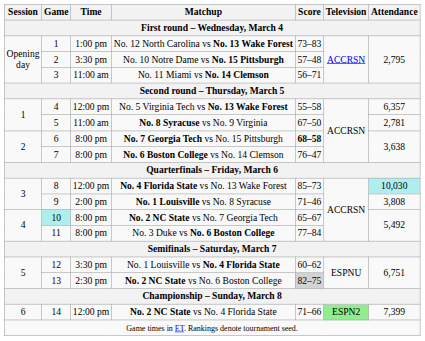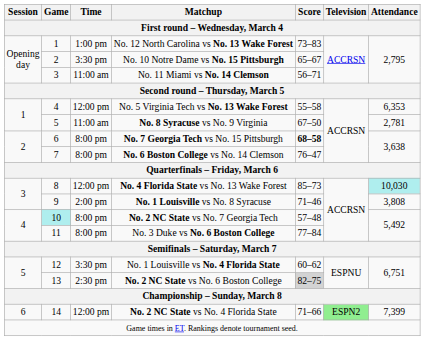(309, 59) 57–48 -> (309, 59) 65–67
(394, 107) 6,357 -> (394, 107) 6,353
(309, 217) 65–67 -> (309, 217) 57–48
